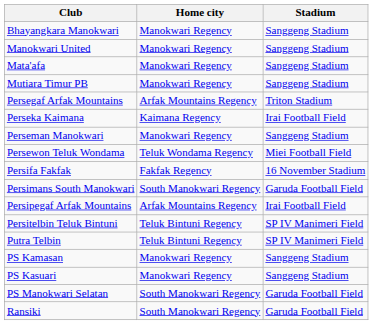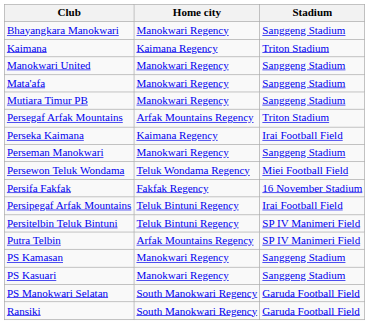+ row: (27, 48)
- row: (71, 188)
(198, 205) Arfak Mountains Regency -> (188, 205) Teluk Bintuni Regency
(191, 240) Teluk Bintuni Regency -> (195, 240) Arfak Mountains Regency
